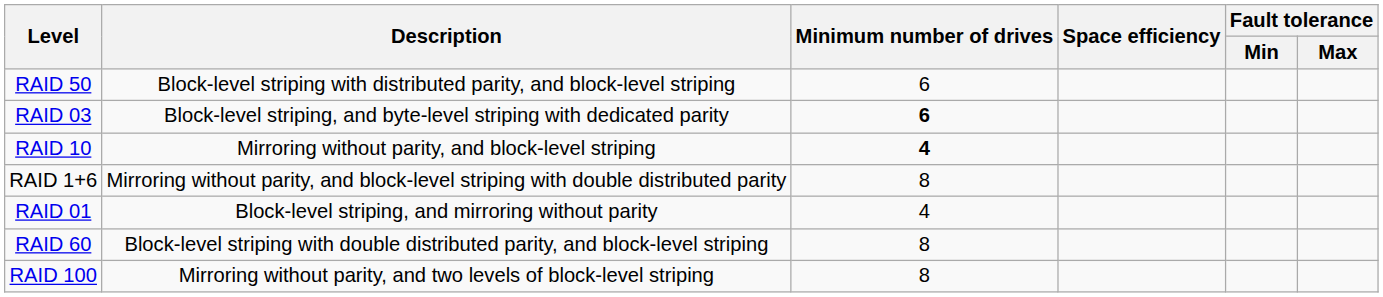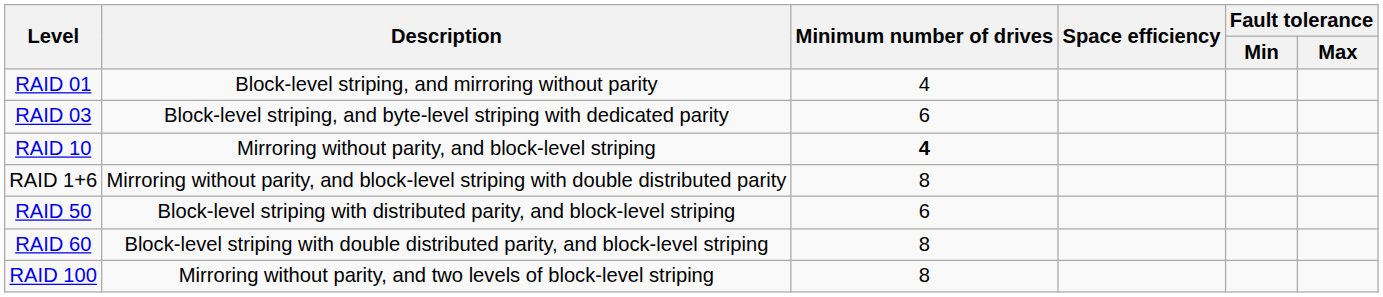rows swapped: (53, 212) <-> (53, 84)
(924, 116) bold -> (924, 116) normal
